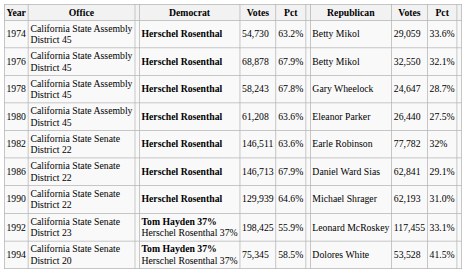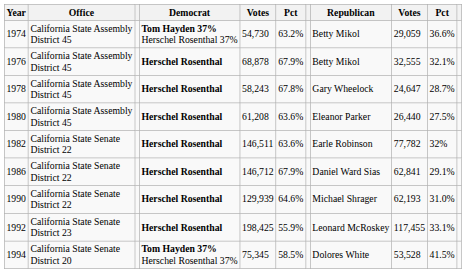(182, 34) Herschel Rosenthal -> (190, 34) Tom Hayden 37% Herschel Rosenthal 37%
(442, 34) 33.6% -> (442, 34) 36.6%
(407, 61) 32,550 -> (407, 61) 32,555
(258, 172) 146,713 -> (258, 172) 146,712
(190, 227) Tom Hayden 37% Herschel Rosenthal 37% -> (182, 227) Herschel Rosenthal
